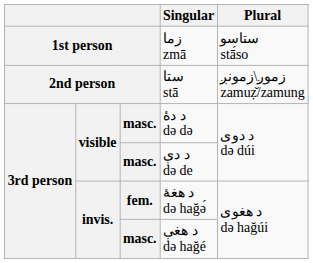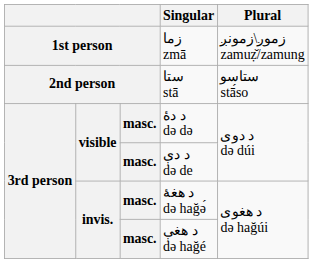(240, 46) ستاسو stā́so -> (263, 46) زموږ\زمونږ zamuẓ̌/zamung
(263, 84) زموږ\زمونږ zamuẓ̌/zamung -> (240, 84) ستاسو stā́so
(140, 200) fem. -> (140, 200) masc.
